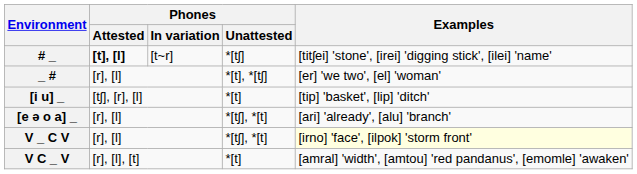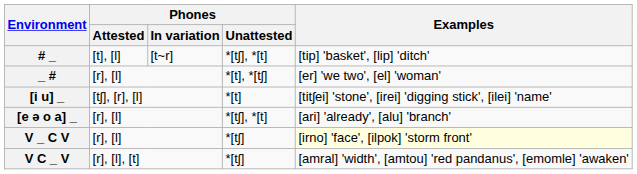(109, 55) bold -> (107, 55) normal
(235, 55) *[tʃ] -> (246, 55) *[tʃ], *[t]
(425, 55) [titʃei] 'stone', [irei] 'digging stick', [ilei] 'name' -> (364, 55) [tip] 'basket', [lip] 'ditch'
(364, 96) [tip] 'basket', [lip] 'ditch' -> (425, 96) [titʃei] 'stone', [irei] 'digging stick', [ilei] 'name'
(246, 138) *[tʃ], *[t] -> (235, 138) *[tʃ]
(233, 158) *[t] -> (235, 158) *[tʃ]
